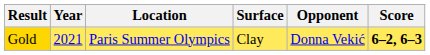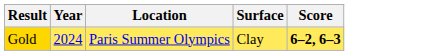- column: (328, 15)
(68, 38) 2021 -> (68, 38) 2024
